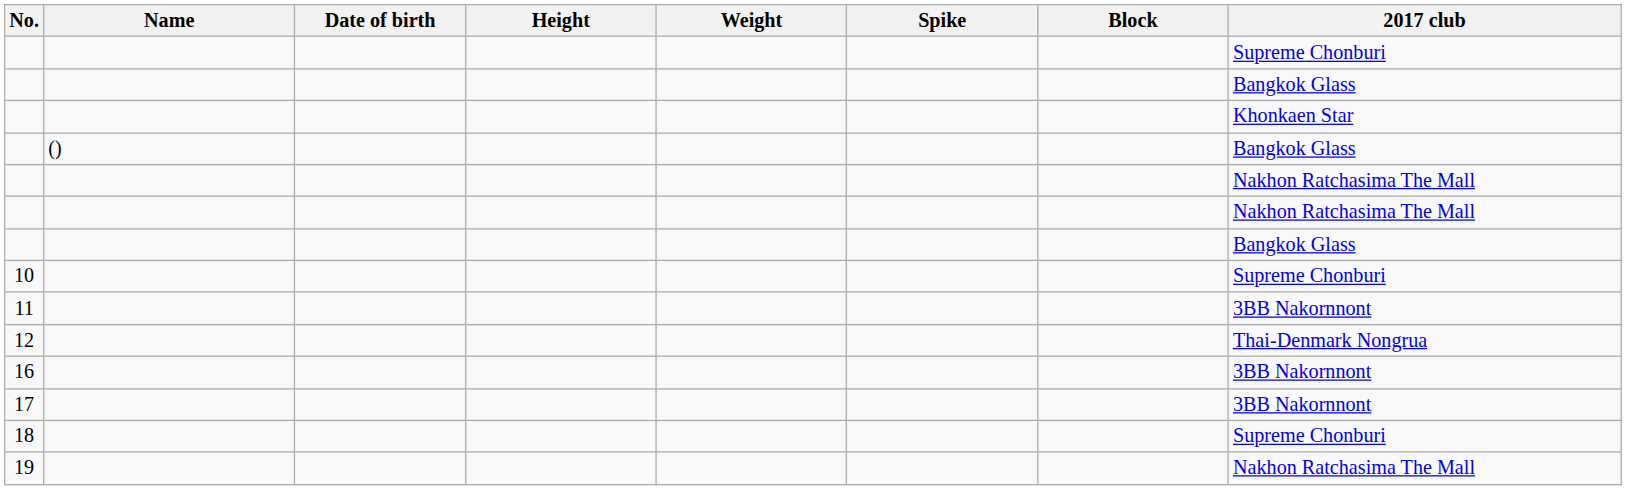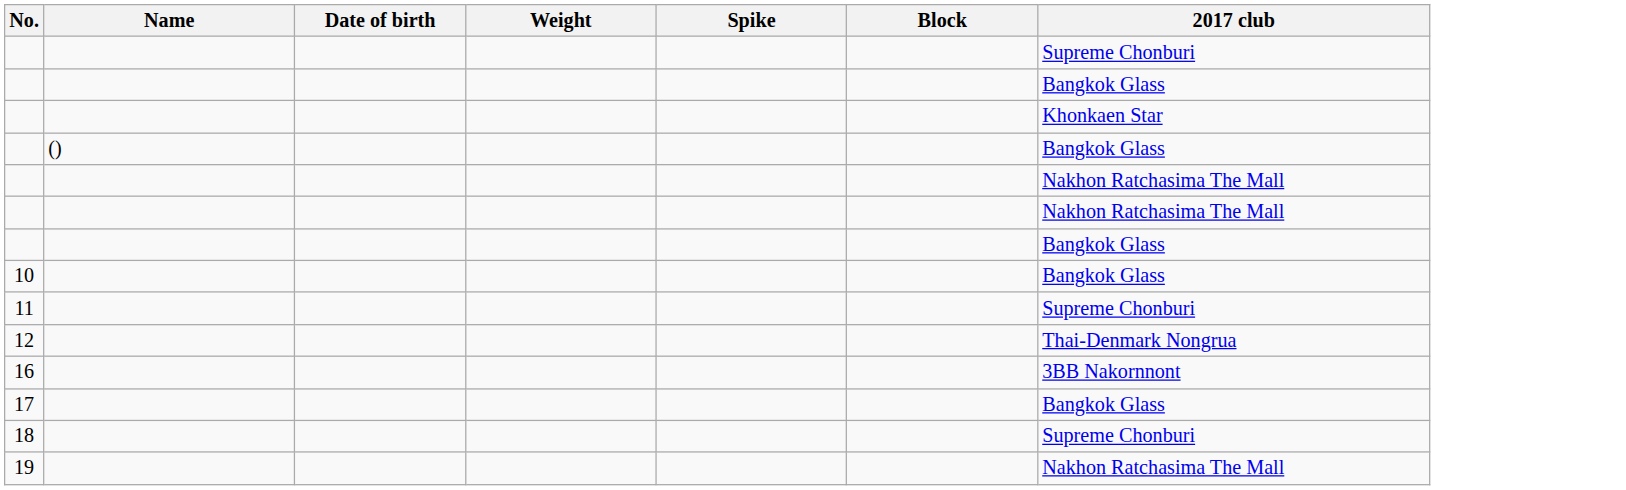- column: (561, 20)
(1309, 276) Supreme Chonburi -> (1104, 276) Bangkok Glass
(1302, 308) 3BB Nakornnont -> (1119, 308) Supreme Chonburi
(1302, 404) 3BB Nakornnont -> (1104, 404) Bangkok Glass
